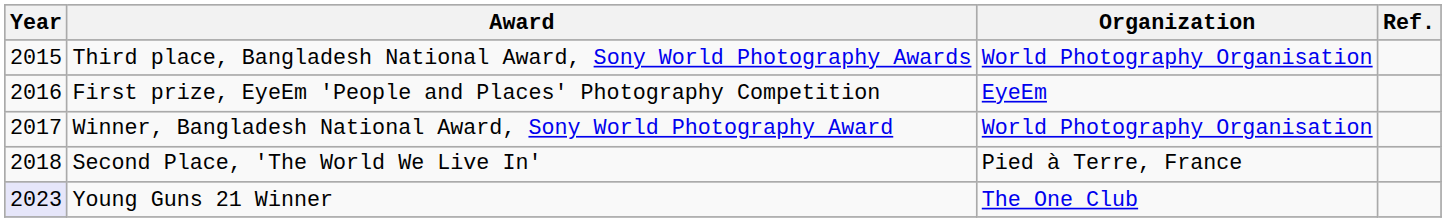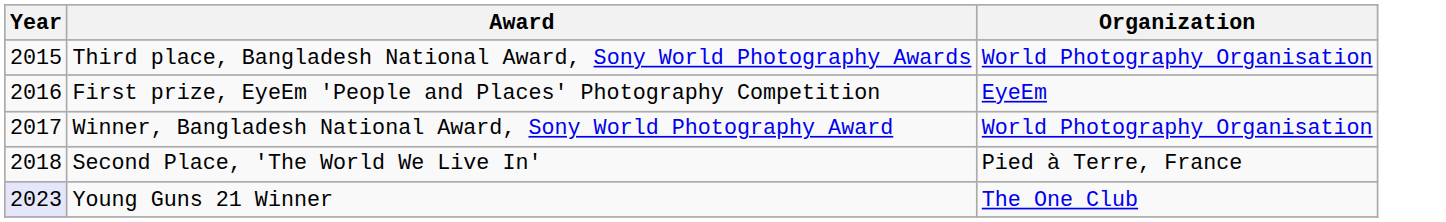- column: (1409, 23)
